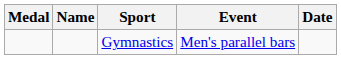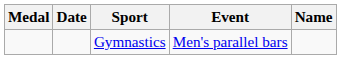columns swapped: (75, 17) <-> (317, 17)
